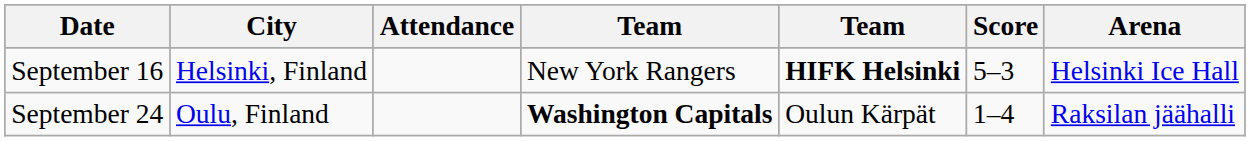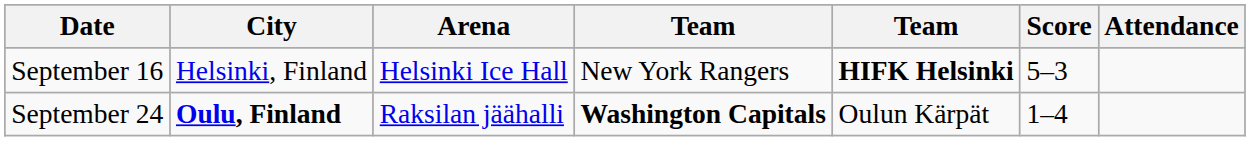columns swapped: (1145, 26) <-> (447, 26)
(252, 113) normal -> (259, 113) bold
